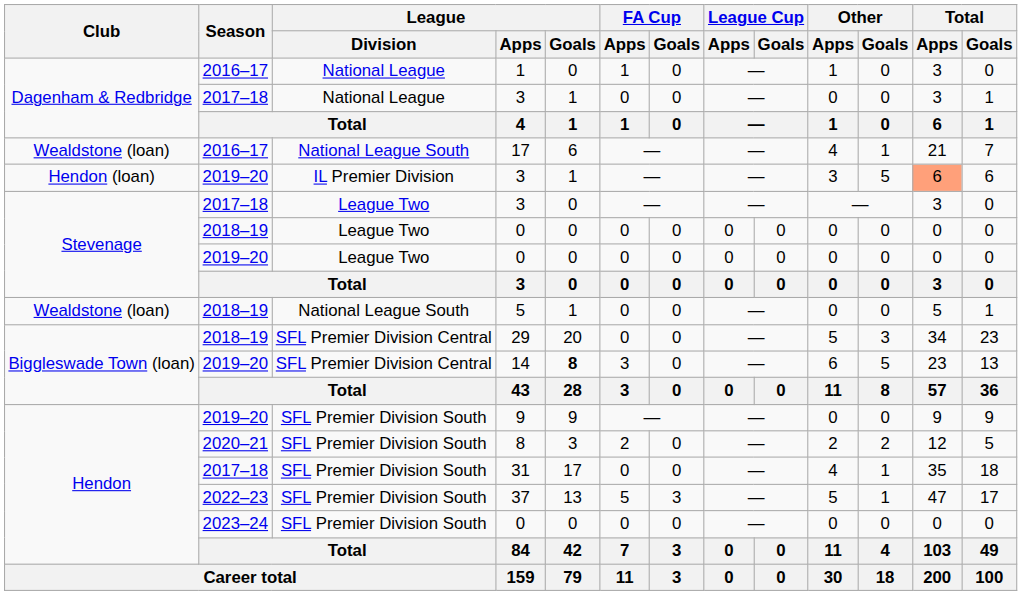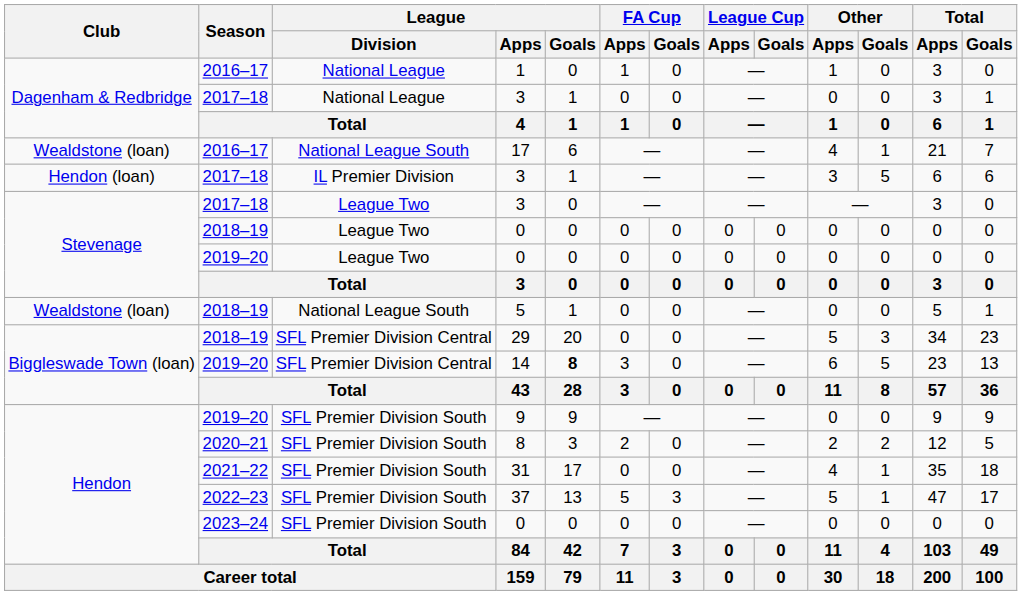(235, 177) 2019–20 -> (235, 177) 2017–18
(937, 177) lightsalmon background -> (937, 177) no background
(235, 470) 2017–18 -> (235, 470) 2021–22
